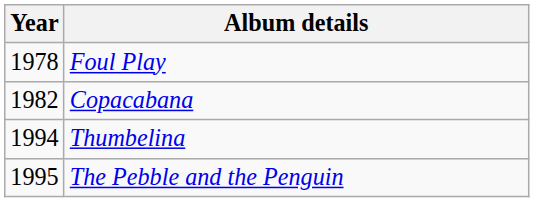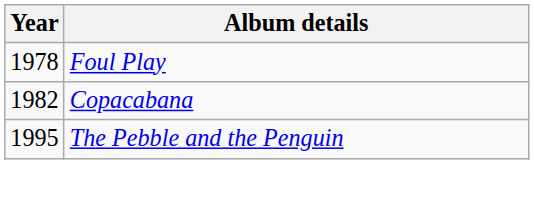- row: (128, 138)
